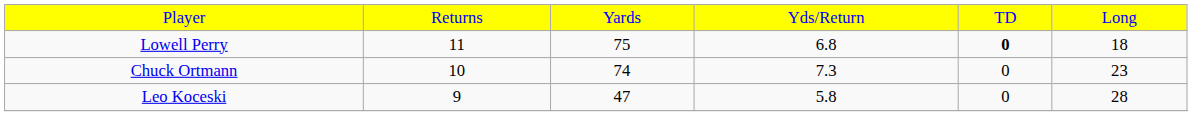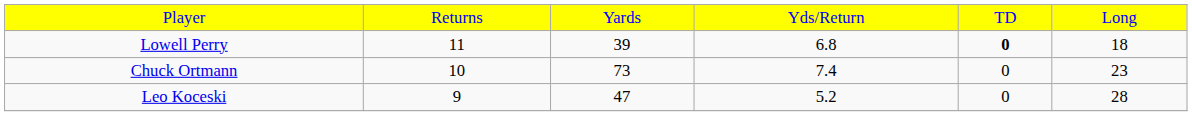(622, 44) 75 -> (622, 44) 39
(622, 70) 74 -> (622, 70) 73
(826, 70) 7.3 -> (826, 70) 7.4
(826, 96) 5.8 -> (826, 96) 5.2
